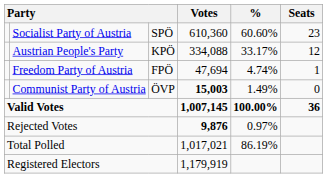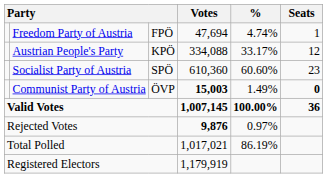rows swapped: (72, 32) <-> (73, 70)
(317, 88) normal -> (317, 88) bold
